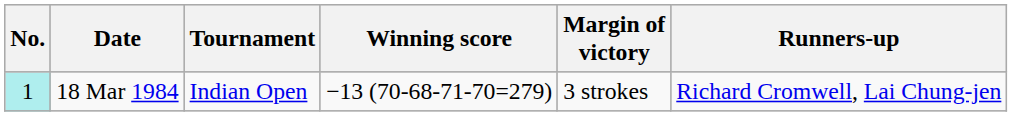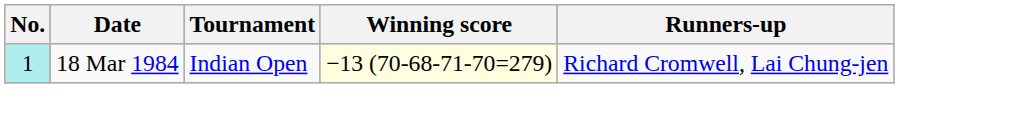- column: (614, 38)
(439, 91) no background -> (439, 63) lightyellow background
